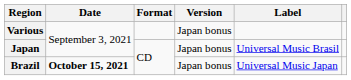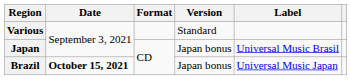(204, 30) Japan bonus -> (197, 30) Standard
